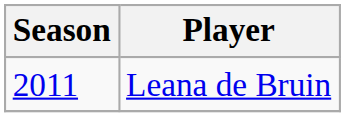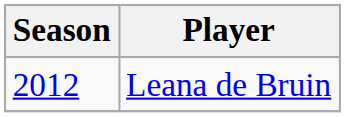(45, 83) 2011 -> (46, 83) 2012
